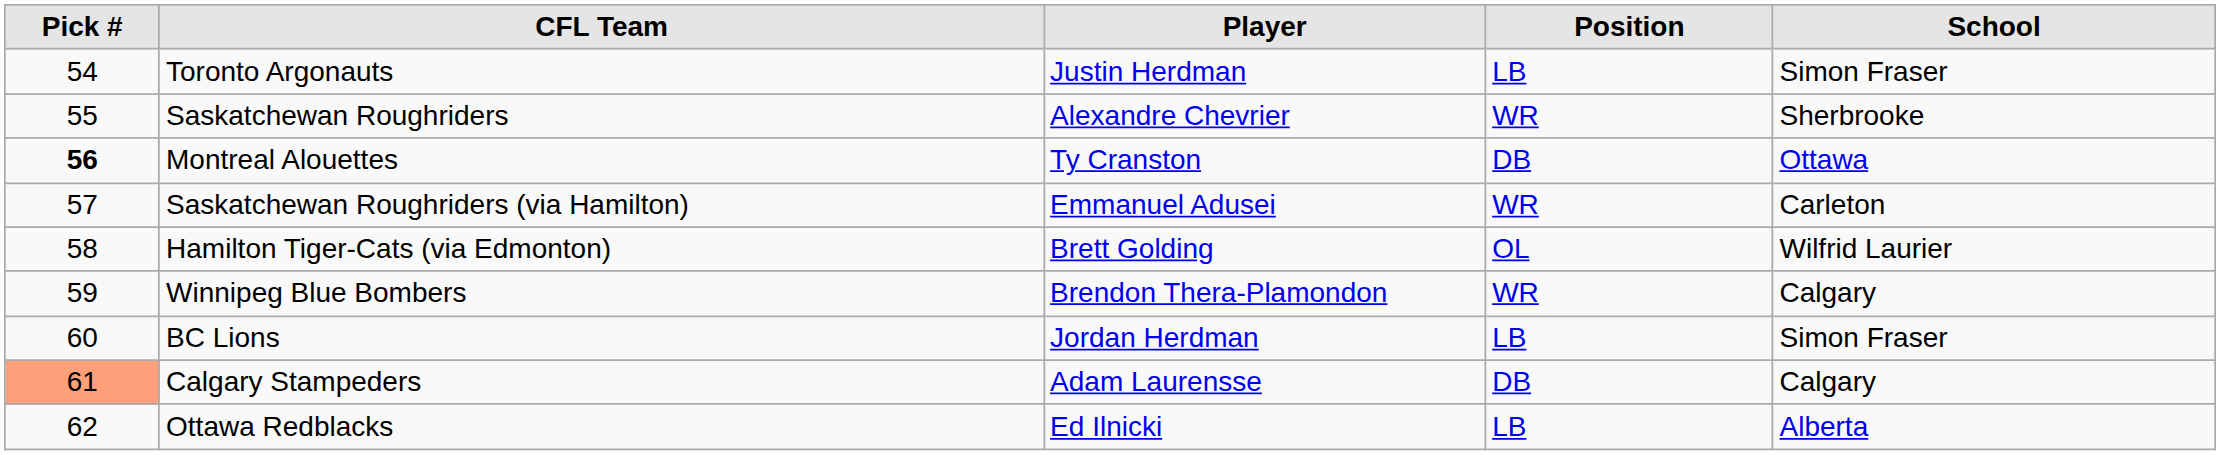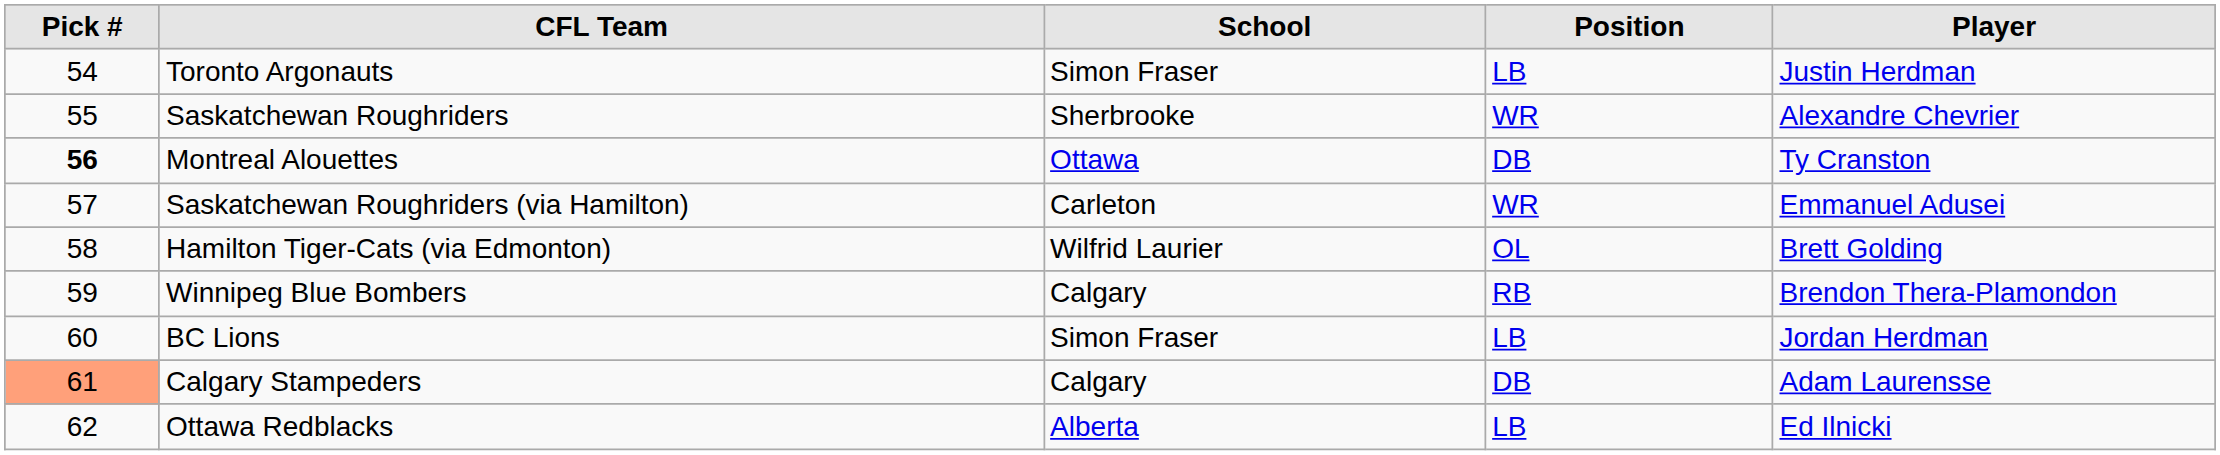columns swapped: (1265, 26) <-> (1994, 26)
(1515, 293) WR -> (1512, 293) RB
